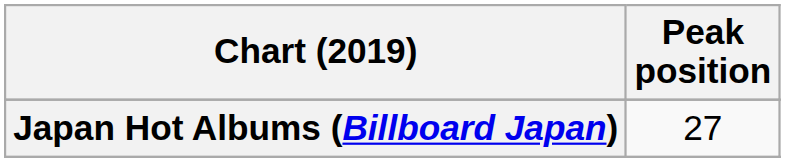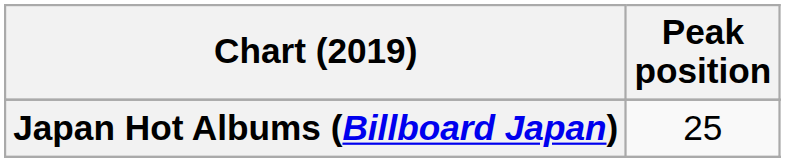(703, 127) 27 -> (703, 127) 25
